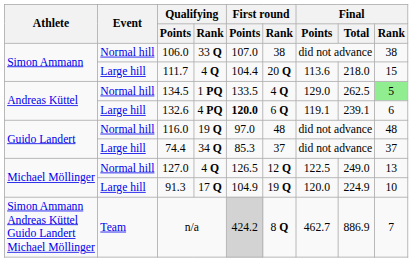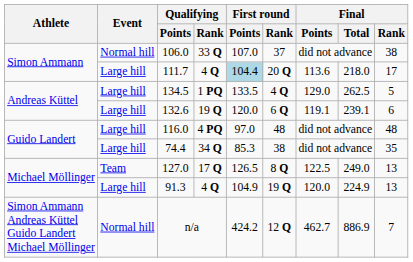(279, 52) 38 -> (279, 52) 37
(245, 72) no background -> (245, 72) lightblue background
(391, 72) 15 -> (391, 72) 17
(127, 91) Normal hill -> (123, 91) Large hill
(391, 91) lightgreen background -> (391, 91) no background
(210, 110) 4 PQ -> (210, 110) 19 Q
(245, 110) bold -> (245, 110) normal
(127, 129) Normal hill -> (123, 129) Large hill
(210, 129) 19 Q -> (210, 129) 4 PQ
(279, 149) 37 -> (279, 149) 38
(391, 149) 37 -> (391, 149) 35
(127, 168) Normal hill -> (113, 168) Team
(210, 168) 4 Q -> (210, 168) 17 Q
(279, 168) 12 Q -> (279, 168) 8 Q
(210, 187) 17 Q -> (210, 187) 4 Q
(391, 187) 10 -> (391, 187) 13
(113, 227) Team -> (127, 227) Normal hill
(245, 227) lightgrey background -> (245, 227) no background
(279, 227) 8 Q -> (279, 227) 12 Q
